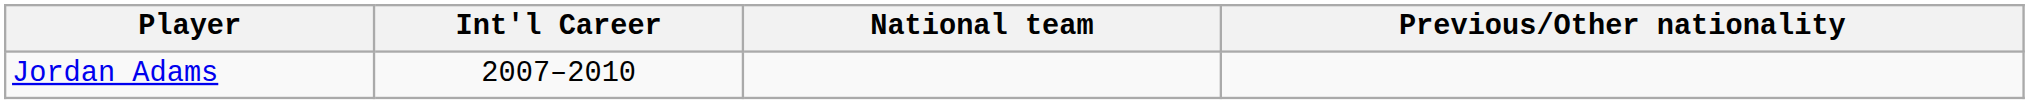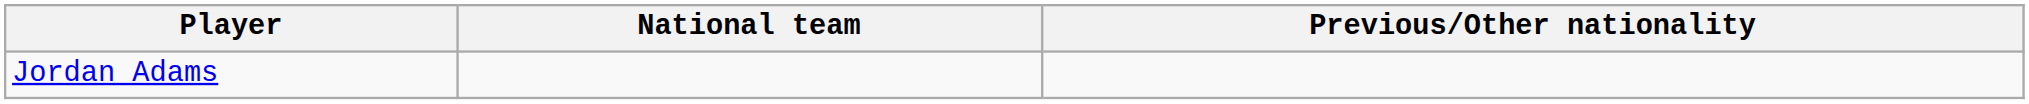- column: (559, 29)
